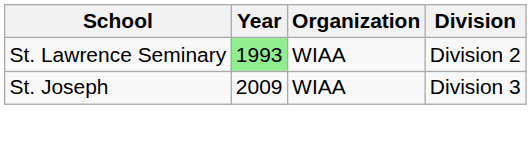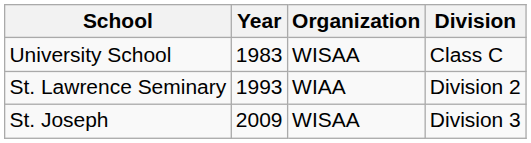+ row: (90, 54)
(259, 54) lightgreen background -> (259, 87) no background
(319, 87) WIAA -> (326, 120) WISAA
